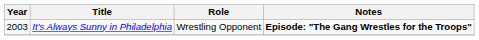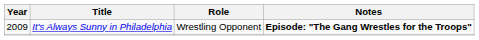(17, 27) 2003 -> (17, 27) 2009
